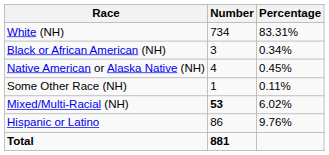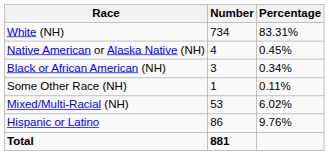rows swapped: (86, 50) <-> (106, 68)
(217, 104) bold -> (217, 104) normal
